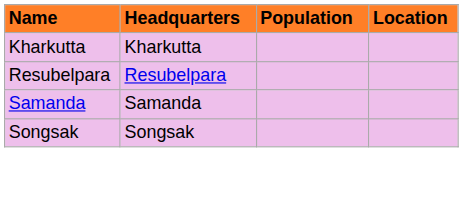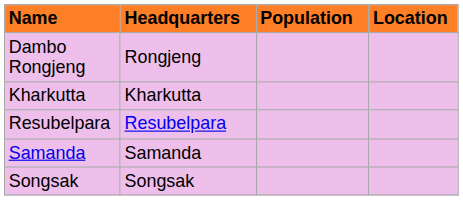+ row: (47, 57)
